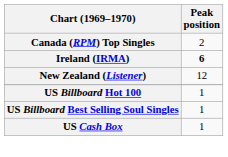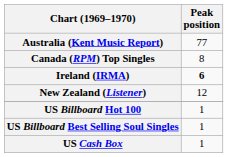+ row: (93, 42)
(202, 42) 2 -> (202, 59) 8
